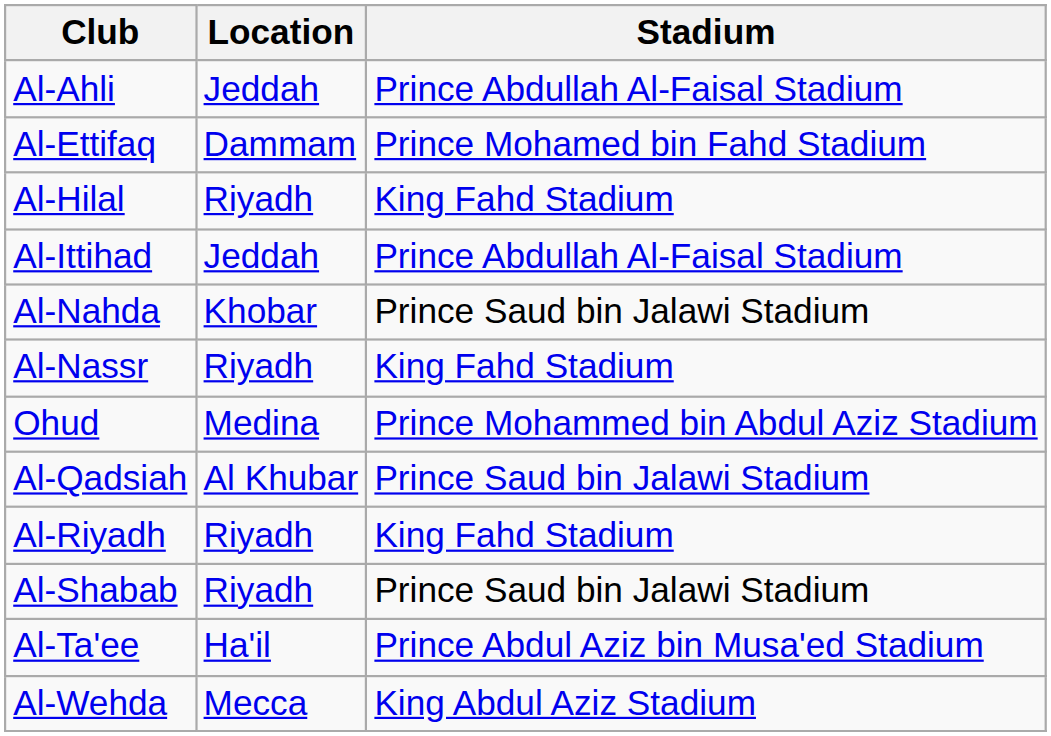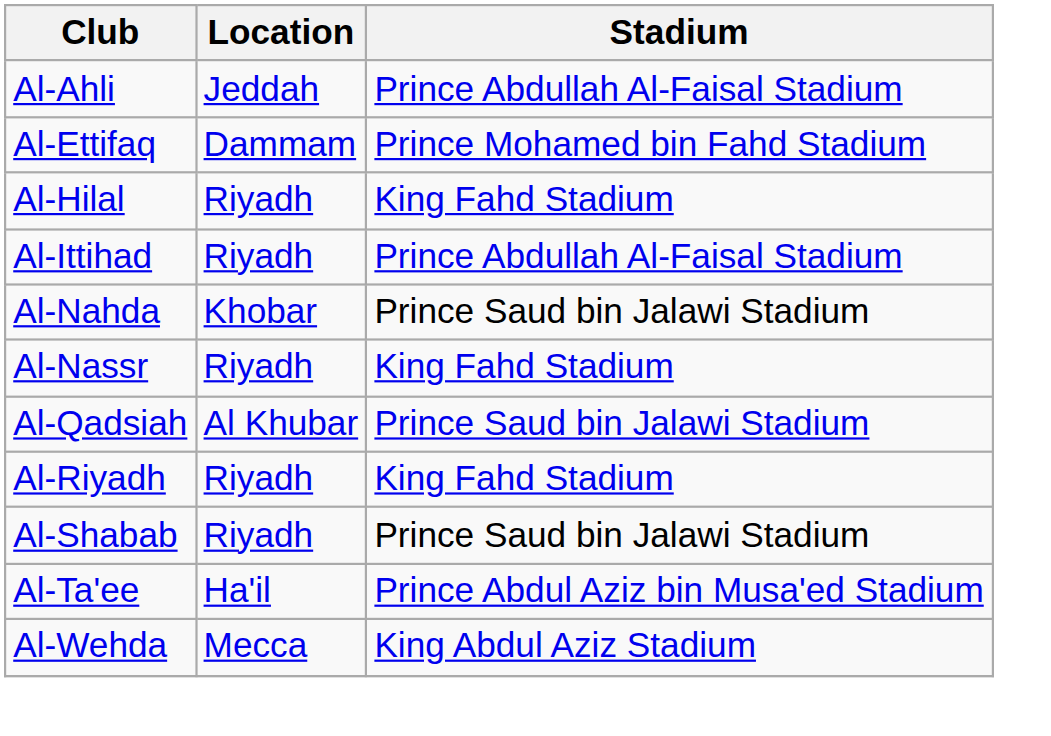(261, 255) Jeddah -> (258, 255) Riyadh
- row: (56, 423)
